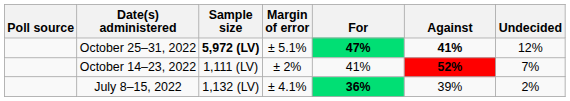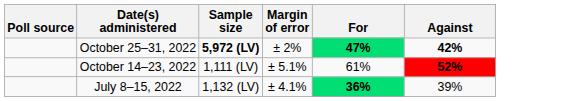- column: (530, 28)
(287, 48) ± 5.1% -> (287, 48) ± 2%
(450, 48) 41% -> (450, 48) 42%
(287, 67) ± 2% -> (287, 67) ± 5.1%
(358, 67) 41% -> (358, 67) 61%
